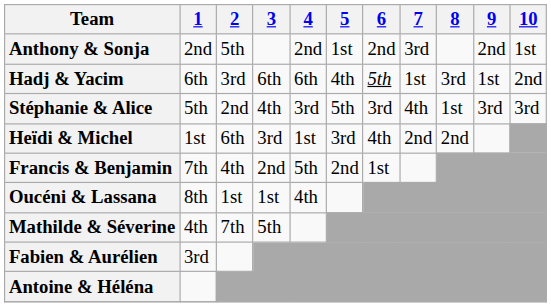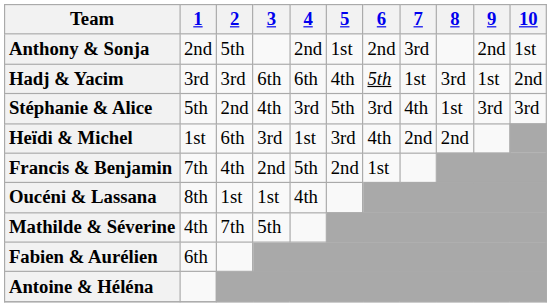(196, 78) 6th -> (196, 78) 3rd
(196, 256) 3rd -> (196, 256) 6th
